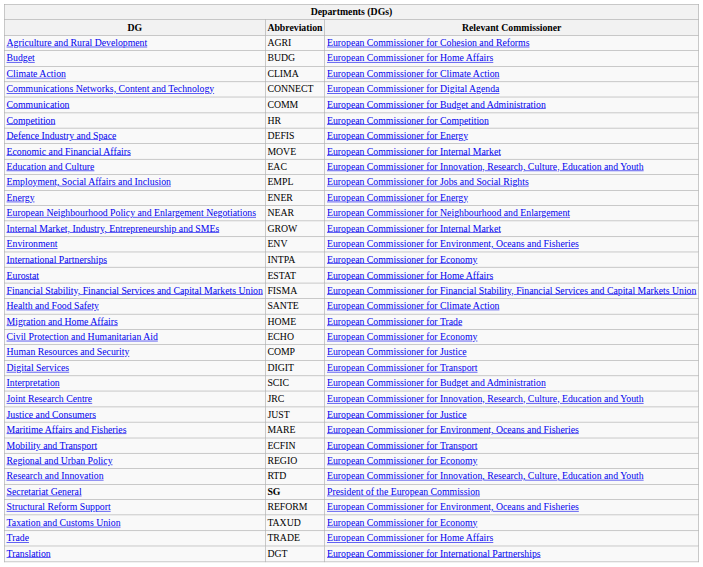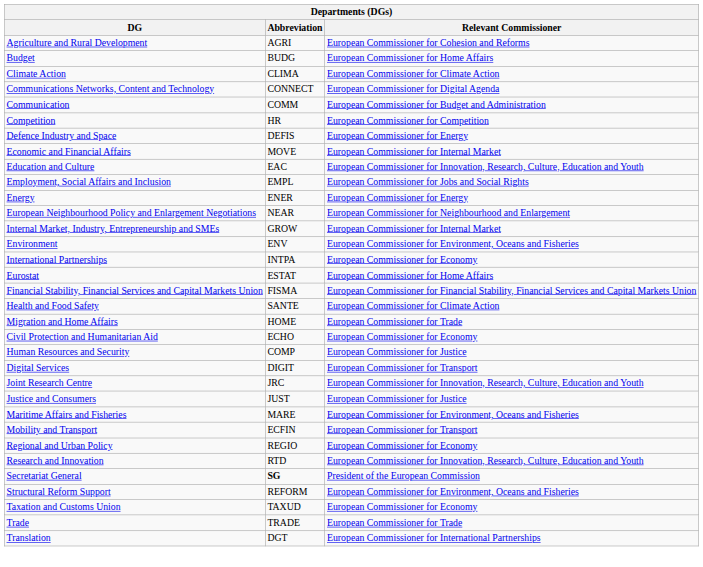- row: (33, 383)
(410, 538) European Commissioner for Home Affairs -> (395, 523) European Commissioner for Trade
